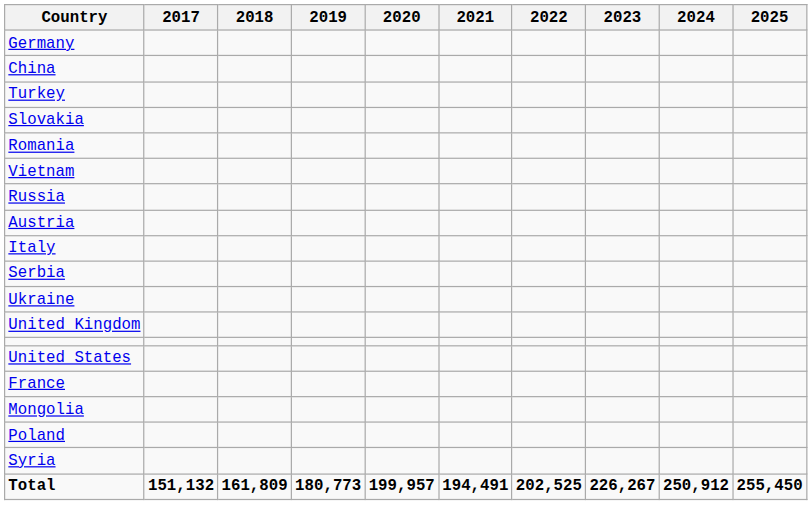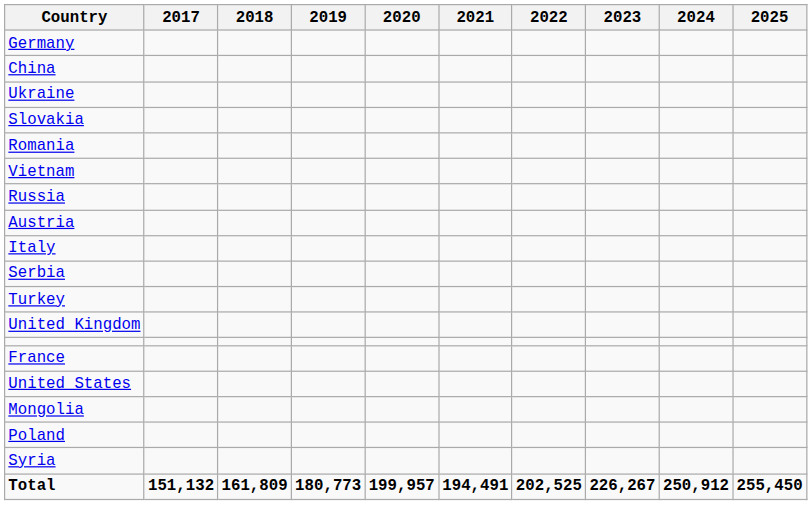rows swapped: (41, 299) <-> (37, 94)
rows swapped: (70, 358) <-> (37, 384)
